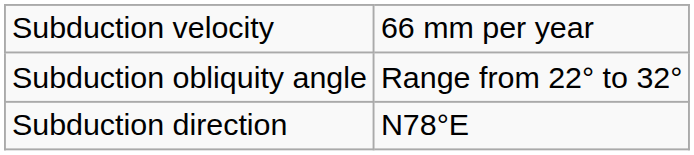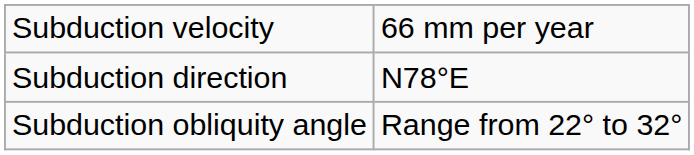rows swapped: (150, 125) <-> (189, 76)
